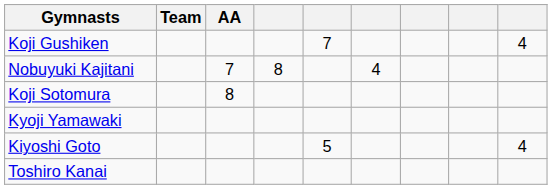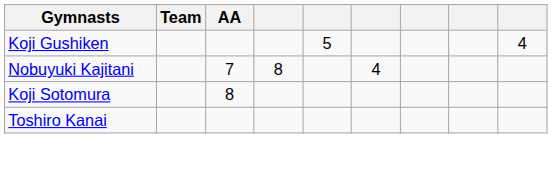(327, 43) 7 -> (327, 43) 5
- row: (65, 121)
- row: (54, 146)
